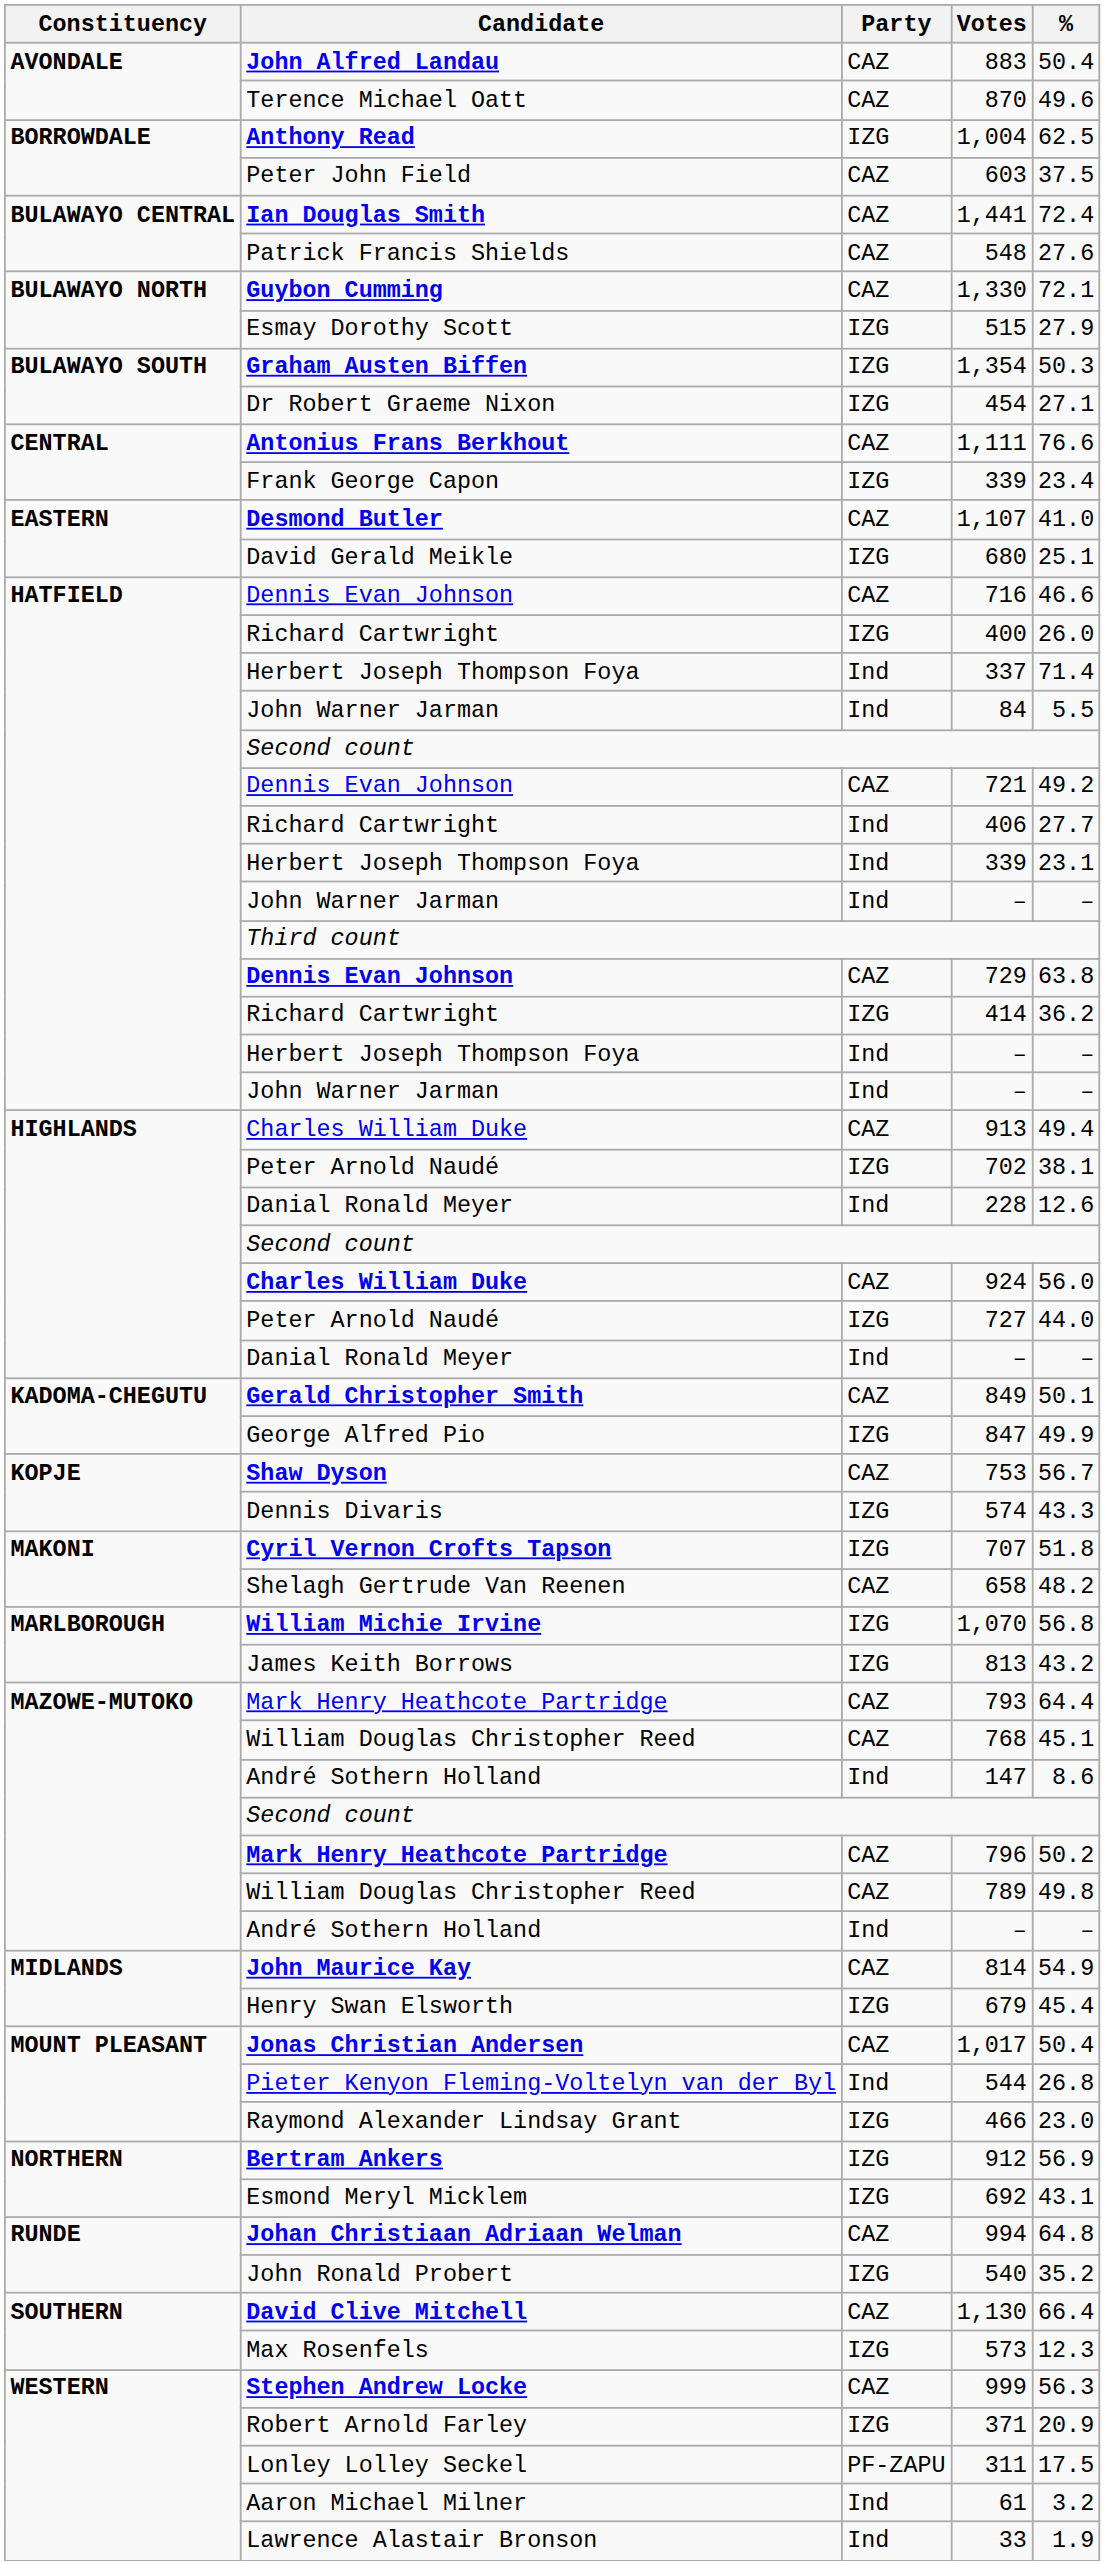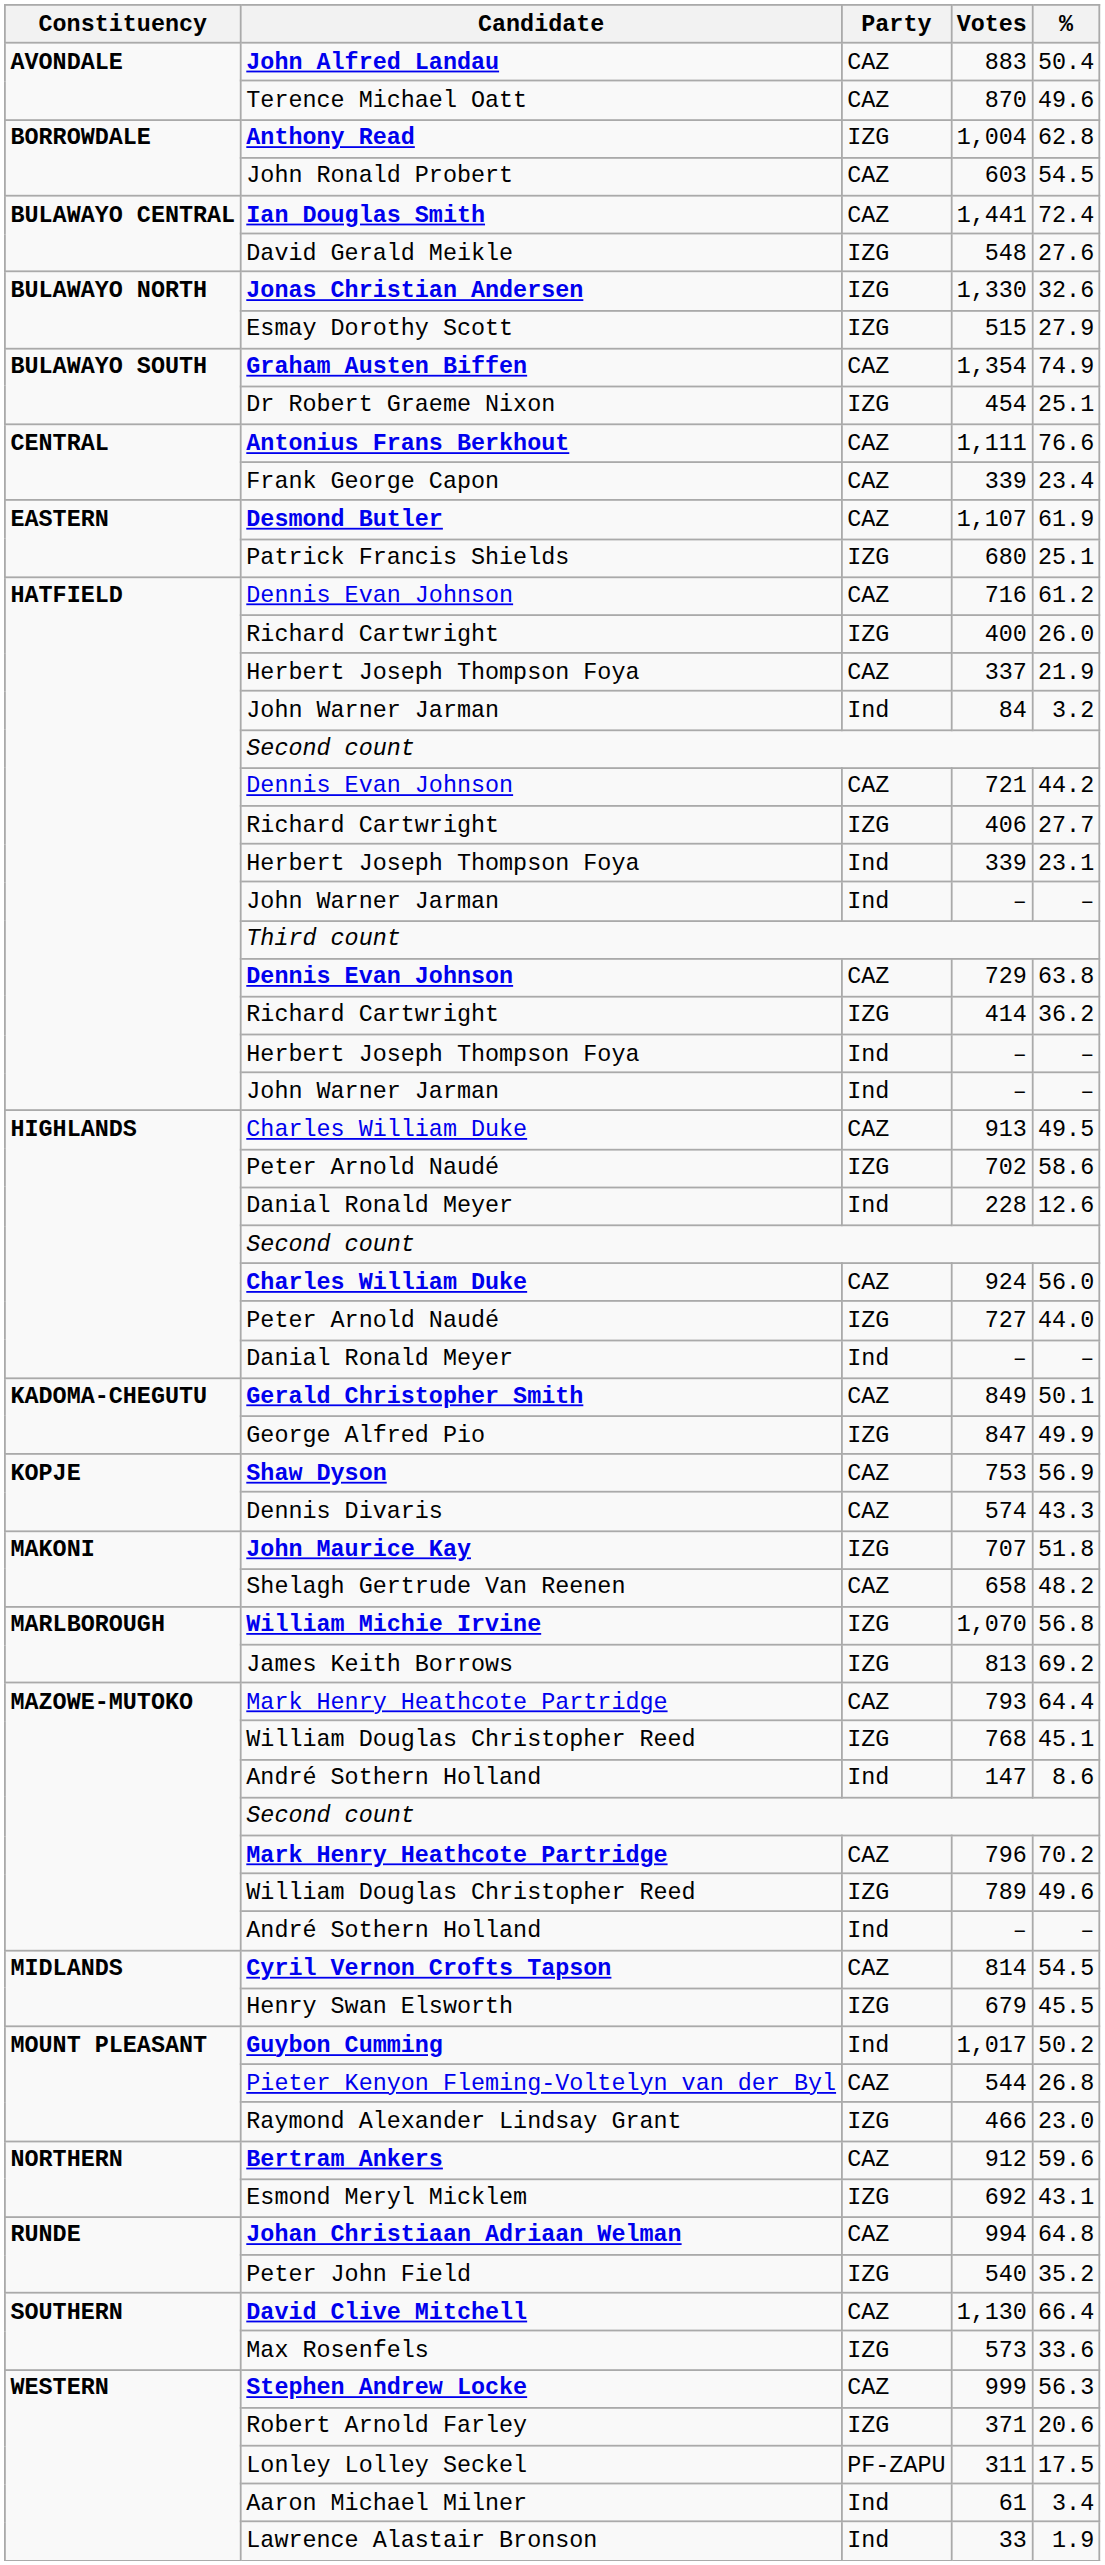(1066, 138) 62.5 -> (1066, 138) 62.8
(359, 177) Peter John Field -> (380, 177) John Ronald Probert
(1066, 177) 37.5 -> (1066, 177) 54.5
(408, 253) Patrick Francis Shields -> (380, 253) David Gerald Meikle
(868, 253) CAZ -> (868, 253) IZG
(345, 291) Guybon Cumming -> (415, 291) Jonas Christian Andersen
(868, 291) CAZ -> (868, 291) IZG
(1066, 291) 72.1 -> (1066, 291) 32.6
(868, 367) IZG -> (868, 367) CAZ
(1066, 367) 50.3 -> (1066, 367) 74.9
(1066, 405) 27.1 -> (1066, 405) 25.1
(868, 482) IZG -> (868, 482) CAZ
(1066, 520) 41.0 -> (1066, 520) 61.9
(380, 558) David Gerald Meikle -> (408, 558) Patrick Francis Shields
(1066, 596) 46.6 -> (1066, 596) 61.2
(868, 672) Ind -> (868, 672) CAZ
(1066, 672) 71.4 -> (1066, 672) 21.9
(1073, 710) 5.5 -> (1073, 710) 3.2
(1066, 787) 49.2 -> (1066, 787) 44.2
(868, 825) Ind -> (868, 825) IZG
(1066, 1130) 49.4 -> (1066, 1130) 49.5
(1066, 1168) 38.1 -> (1066, 1168) 58.6
(1066, 1473) 56.7 -> (1066, 1473) 56.9
(868, 1511) IZG -> (868, 1511) CAZ
(429, 1549) Cyril Vernon Crofts Tapson -> (359, 1549) John Maurice Kay
(1066, 1664) 43.2 -> (1066, 1664) 69.2
(868, 1740) CAZ -> (868, 1740) IZG
(1066, 1855) 50.2 -> (1066, 1855) 70.2
(868, 1893) CAZ -> (868, 1893) IZG
(1066, 1893) 49.8 -> (1066, 1893) 49.6
(359, 1969) John Maurice Kay -> (429, 1969) Cyril Vernon Crofts Tapson
(1066, 1969) 54.9 -> (1066, 1969) 54.5
(1066, 2007) 45.4 -> (1066, 2007) 45.5
(415, 2045) Jonas Christian Andersen -> (345, 2045) Guybon Cumming
(868, 2045) CAZ -> (868, 2045) Ind
(1066, 2045) 50.4 -> (1066, 2045) 50.2
(868, 2083) Ind -> (868, 2083) CAZ
(868, 2160) IZG -> (868, 2160) CAZ
(1066, 2160) 56.9 -> (1066, 2160) 59.6
(380, 2274) John Ronald Probert -> (359, 2274) Peter John Field
(1066, 2350) 12.3 -> (1066, 2350) 33.6
(1066, 2427) 20.9 -> (1066, 2427) 20.6
(1073, 2503) 3.2 -> (1073, 2503) 3.4
